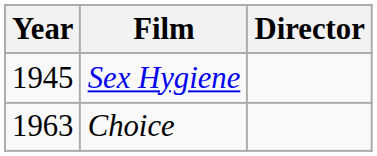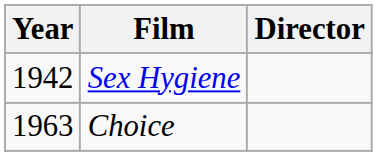(43, 77) 1945 -> (43, 77) 1942
